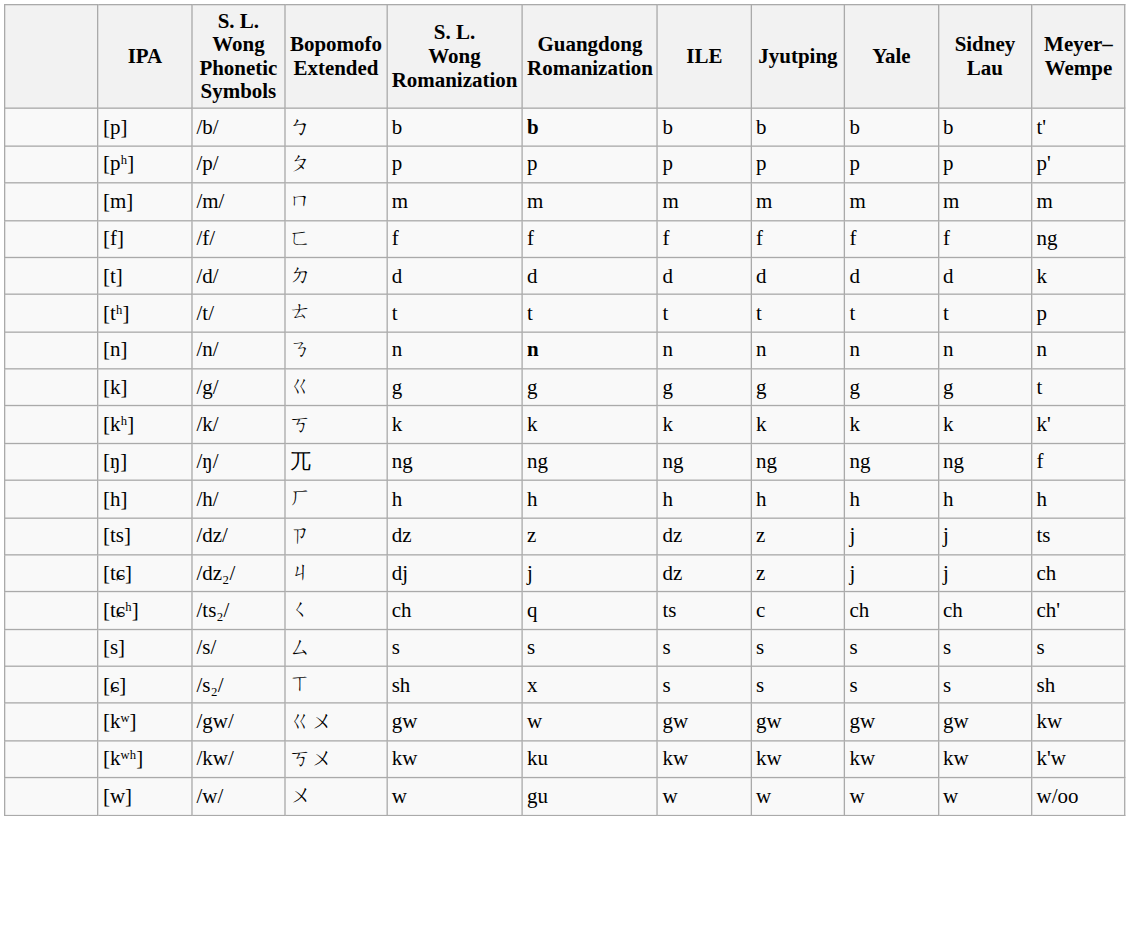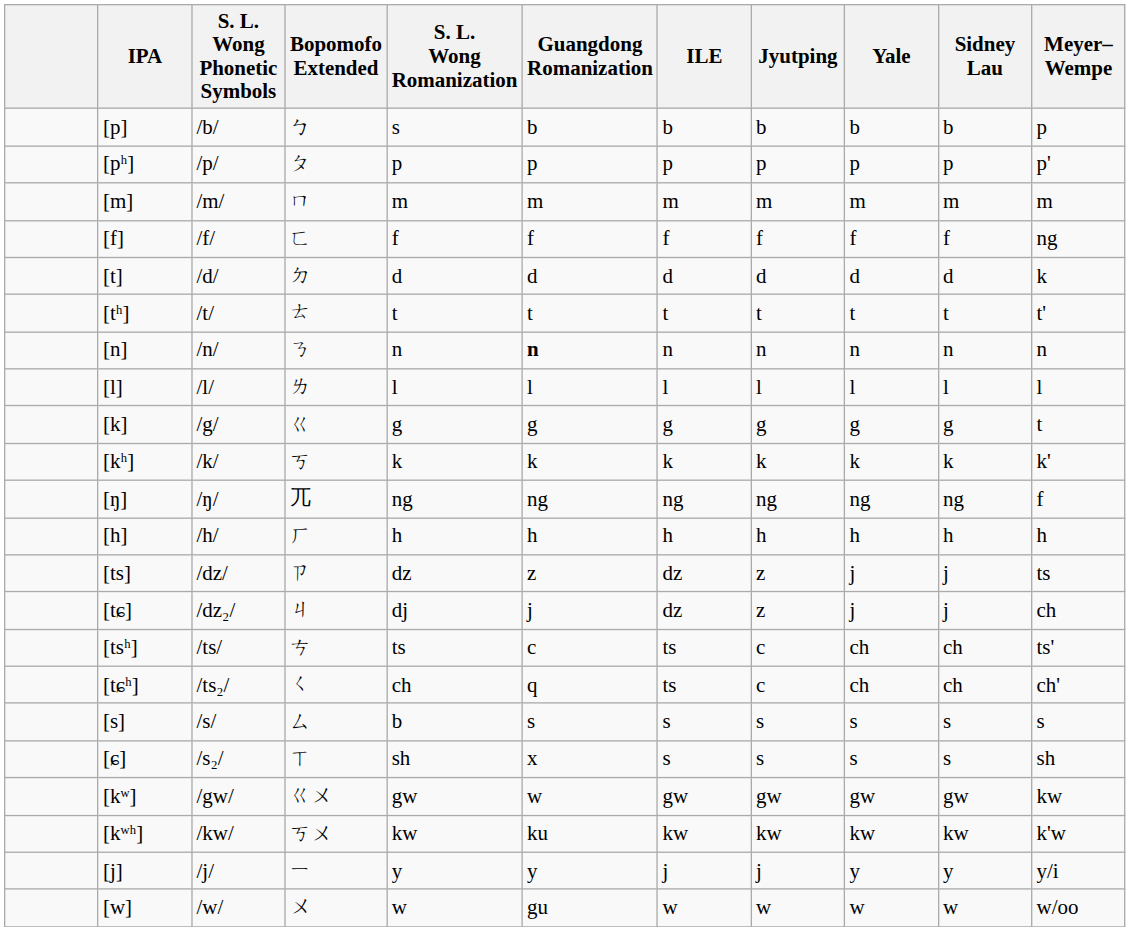(397, 127) b -> (396, 127) s
(533, 127) bold -> (532, 127) normal
(1041, 127) t' -> (1042, 127) p
(1042, 312) p -> (1041, 312) t'
+ row: (113, 387)
+ row: (120, 647)
(396, 647) s -> (397, 721) b
+ row: (113, 870)
